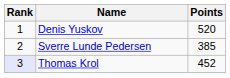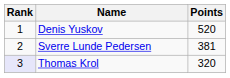(207, 47) 385 -> (207, 47) 381
(207, 64) 452 -> (207, 64) 320
